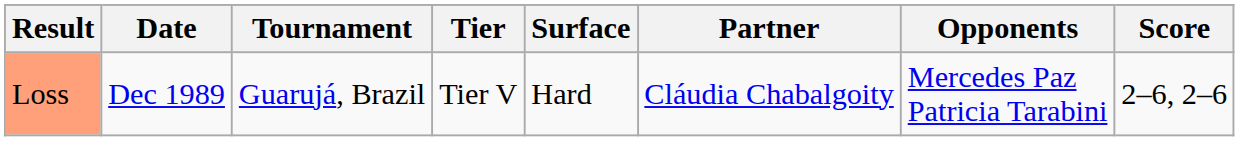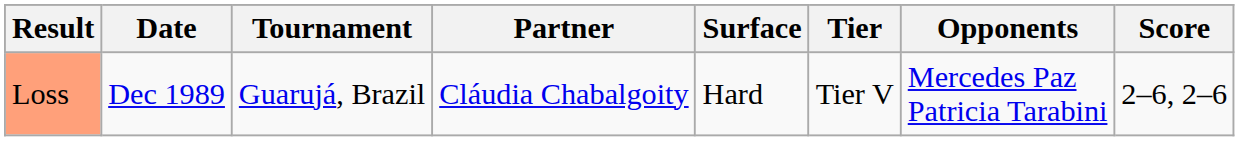columns swapped: (478, 28) <-> (769, 28)
